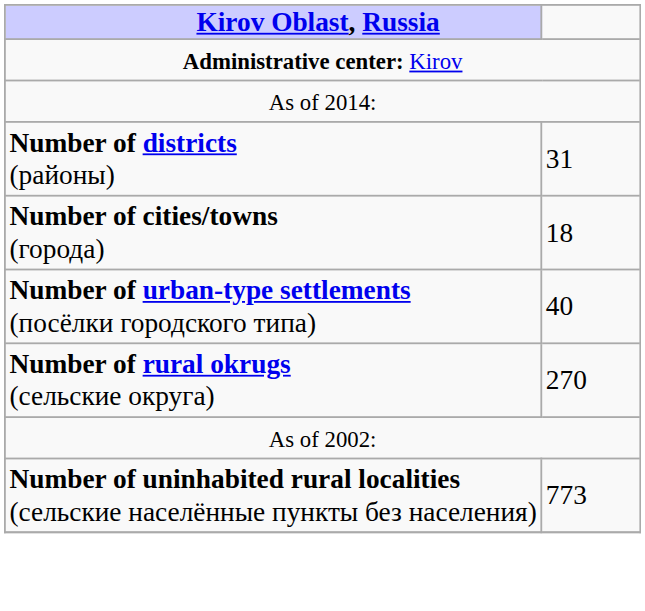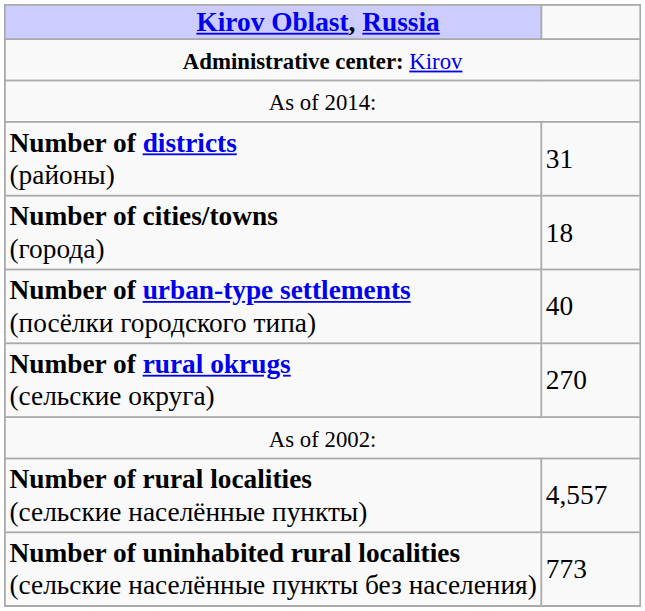+ row: (188, 494)
